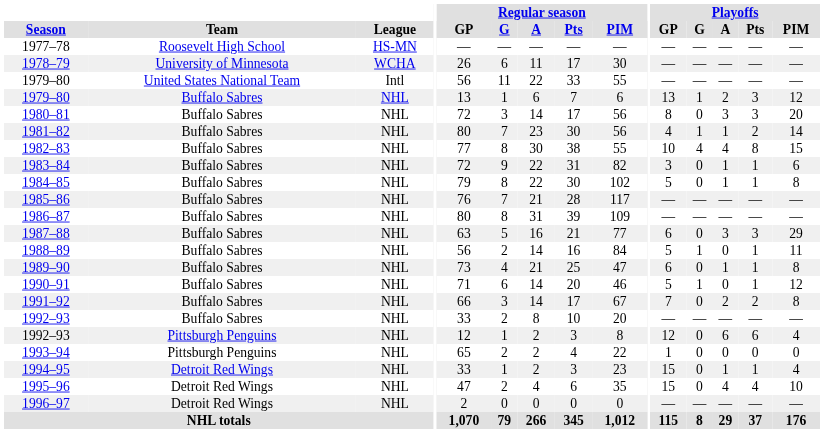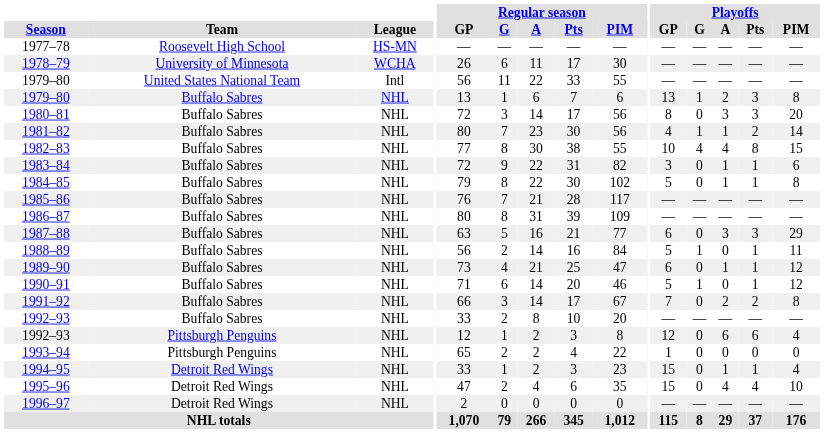(796, 97) 12 -> (796, 97) 8
(796, 267) 8 -> (796, 267) 12
